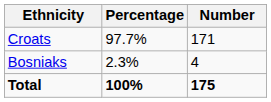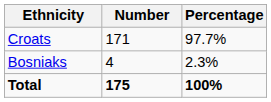columns swapped: (227, 16) <-> (145, 16)
